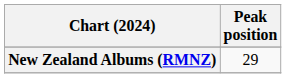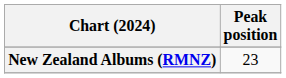(250, 60) 29 -> (250, 60) 23
